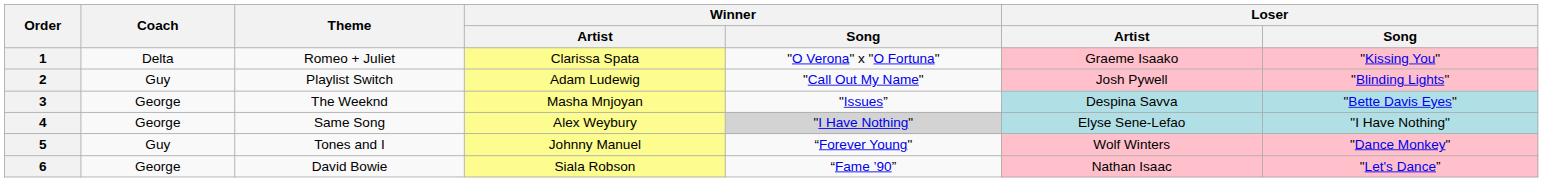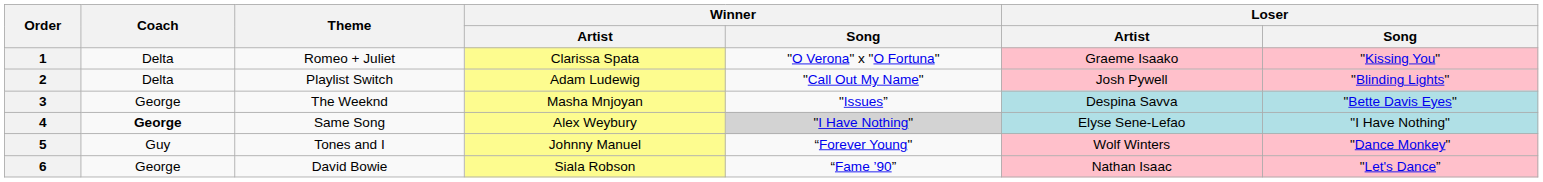(158, 79) Guy -> (158, 79) Delta
(158, 123) normal -> (158, 123) bold
